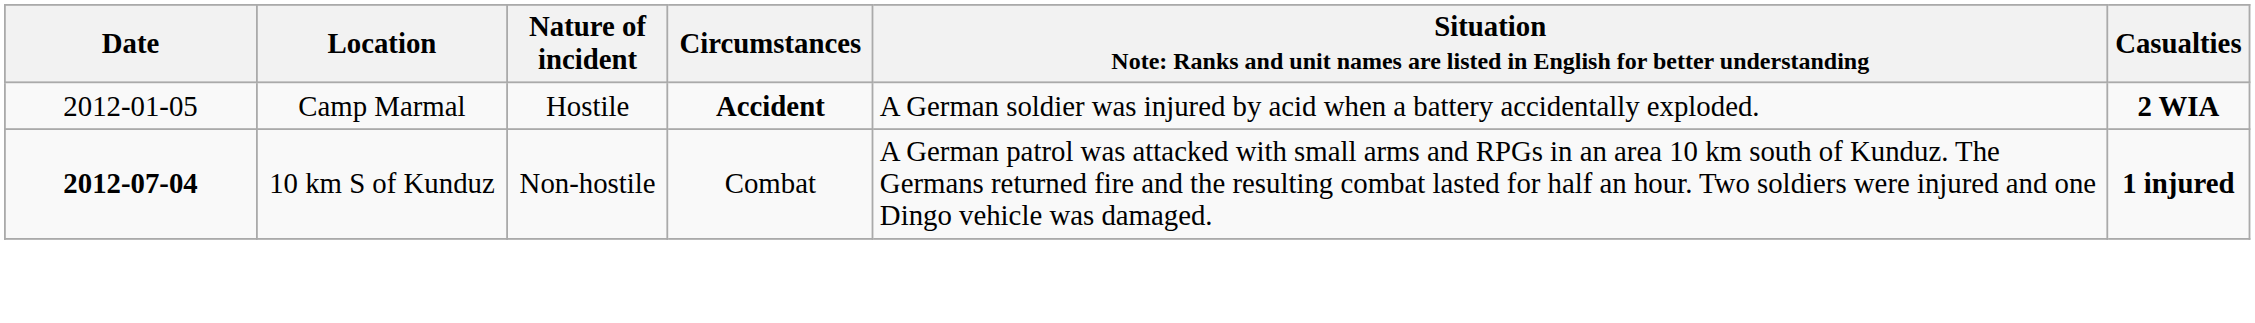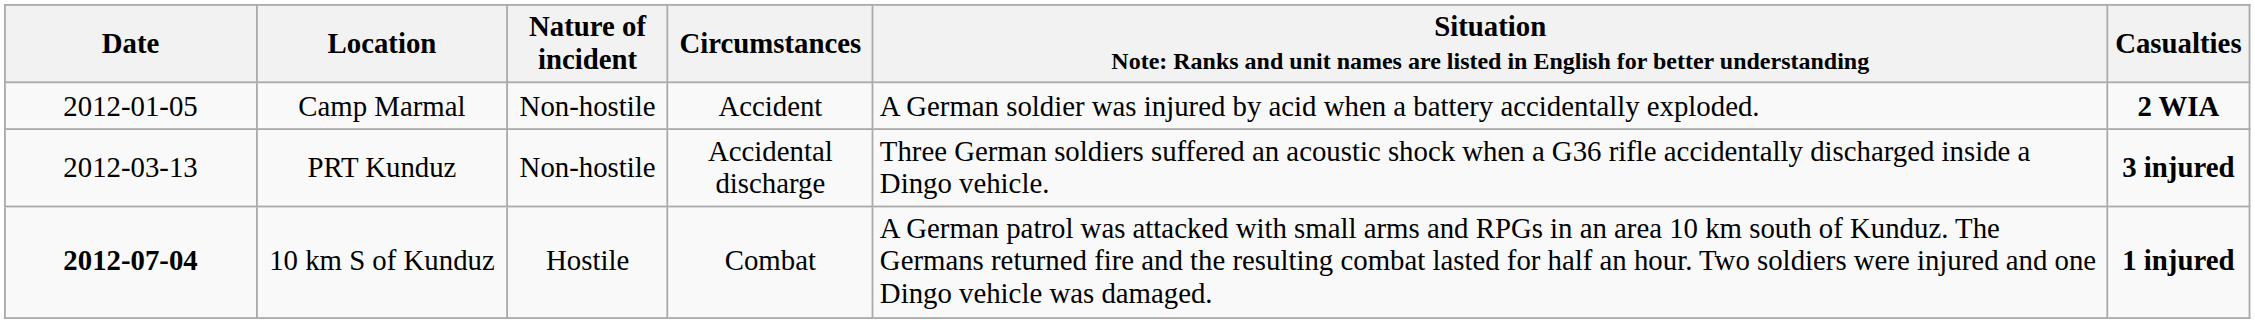(588, 105) Hostile -> (588, 105) Non-hostile
(770, 105) bold -> (770, 105) normal
+ row: (382, 167)
(588, 183) Non-hostile -> (588, 261) Hostile
